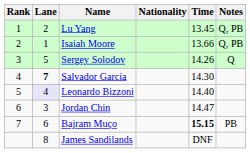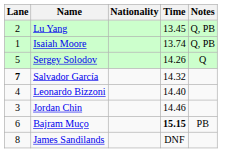- column: (18, 12)
(203, 44) 13.66 -> (174, 44) 13.74
(203, 76) 14.30 -> (174, 76) 14.32
(46, 92) lavender background -> (18, 92) no background
(203, 108) 14.47 -> (174, 108) 14.46
